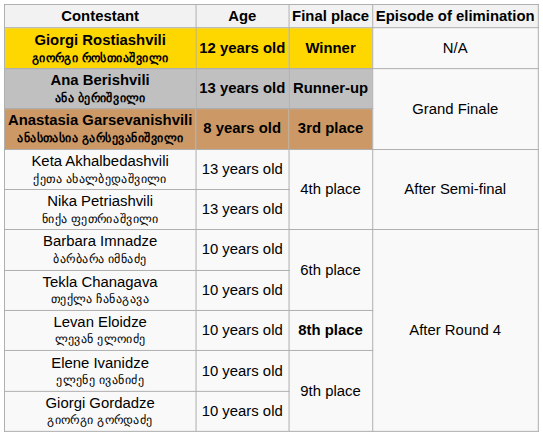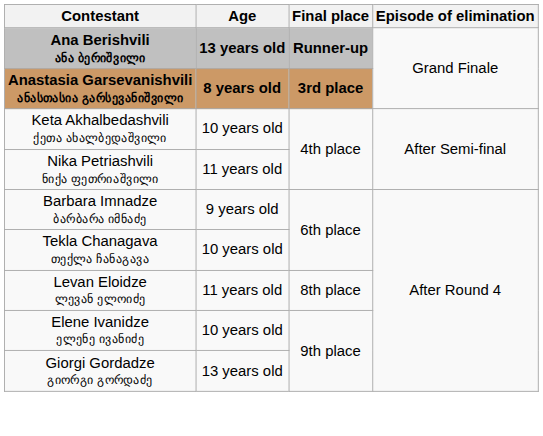- row: (100, 48)
(242, 169) 13 years old -> (242, 128) 10 years old
(242, 209) 13 years old -> (242, 169) 11 years old
(242, 249) 10 years old -> (242, 209) 9 years old
(242, 330) 10 years old -> (242, 290) 11 years old
(331, 330) bold -> (331, 290) normal
(242, 411) 10 years old -> (242, 370) 13 years old
